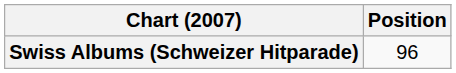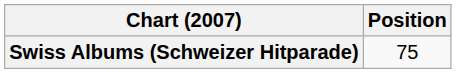(407, 52) 96 -> (407, 52) 75
